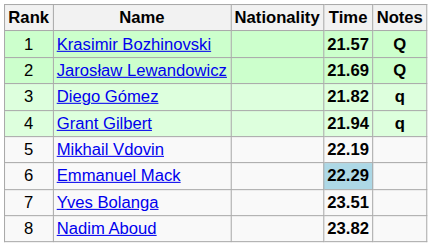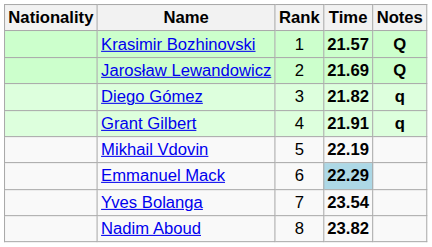columns swapped: (29, 17) <-> (277, 17)
(348, 123) 21.94 -> (348, 123) 21.91
(348, 202) 23.51 -> (348, 202) 23.54
